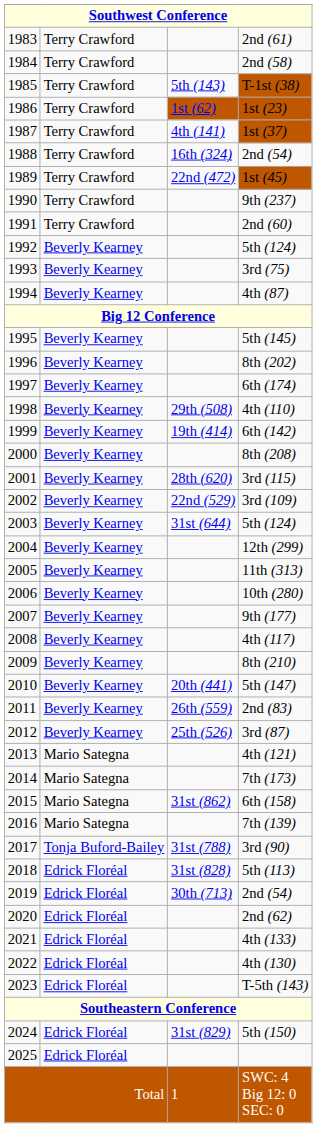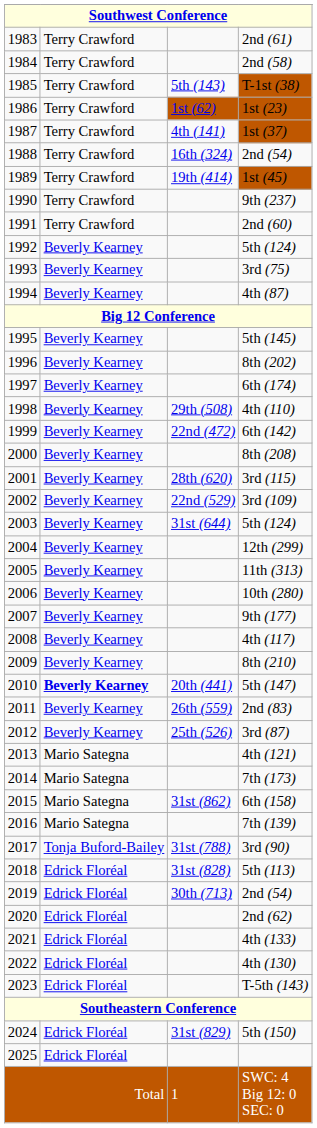(203, 177) 22nd (472) -> (202, 177) 19th (414)
(202, 431) 19th (414) -> (203, 431) 22nd (472)
(93, 685) normal -> (96, 685) bold
